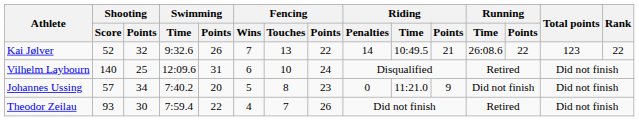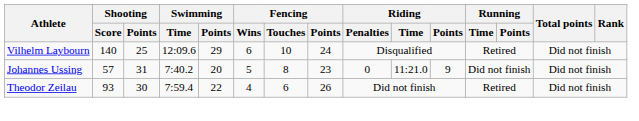- row: (30, 51)
(216, 69) 31 -> (216, 51) 29
(142, 88) 34 -> (142, 69) 31
(286, 106) 7 -> (286, 88) 6
